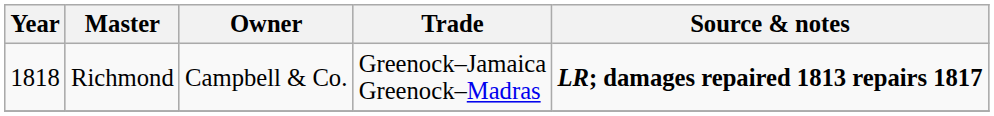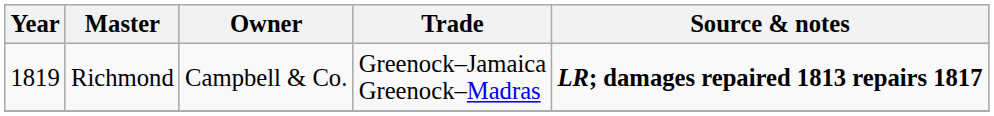(35, 76) 1818 -> (35, 76) 1819
